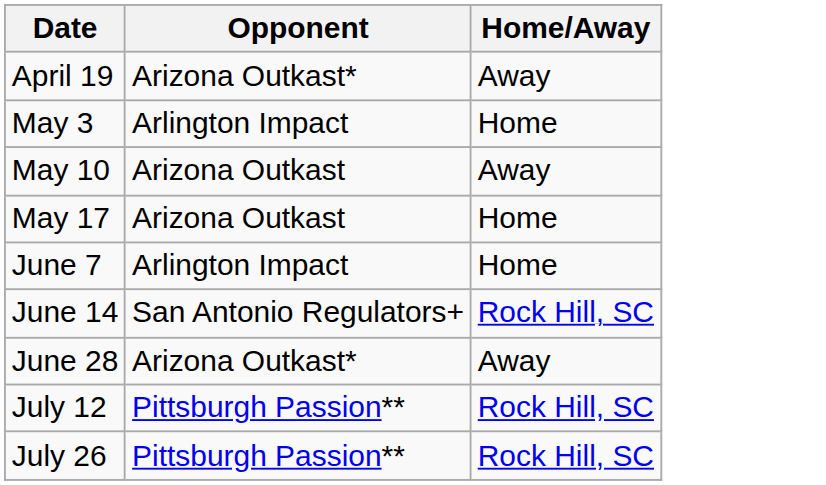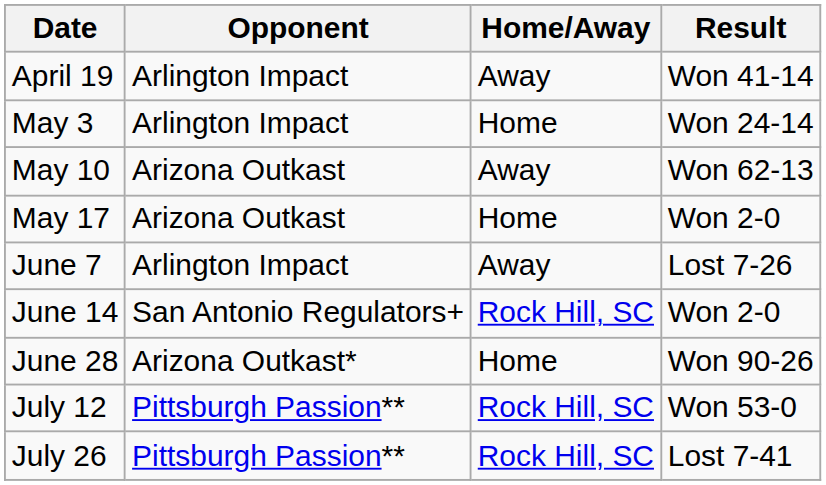+ column: (741, 28)
(244, 75) Arizona Outkast* -> (240, 75) Arlington Impact
(518, 265) Home -> (514, 265) Away
(514, 360) Away -> (518, 360) Home
